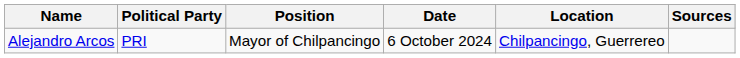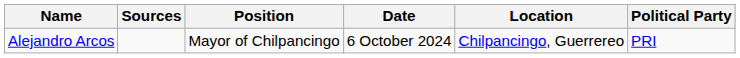columns swapped: (172, 16) <-> (702, 16)
